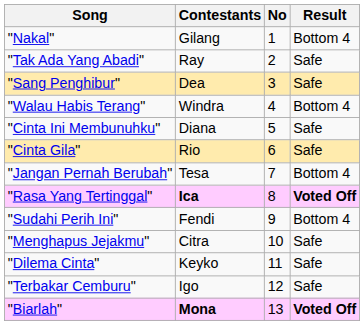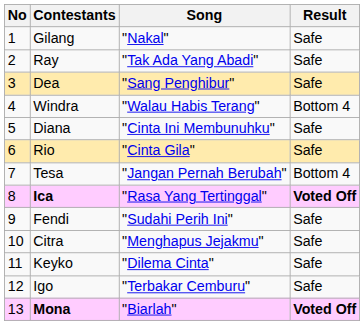columns swapped: (277, 15) <-> (90, 15)
(322, 38) Bottom 4 -> (308, 38) Safe
(322, 219) Bottom 4 -> (308, 219) Safe
